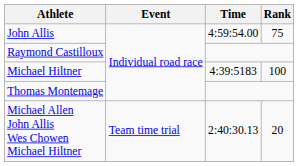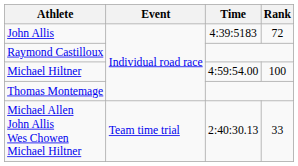(233, 33) 4:59:54.00 -> (233, 33) 4:39:5183
(277, 33) 75 -> (277, 33) 72
(233, 72) 4:39:5183 -> (233, 72) 4:59:54.00
(277, 131) 20 -> (277, 131) 33
